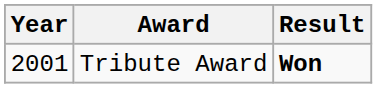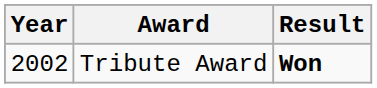(40, 64) 2001 -> (40, 64) 2002
